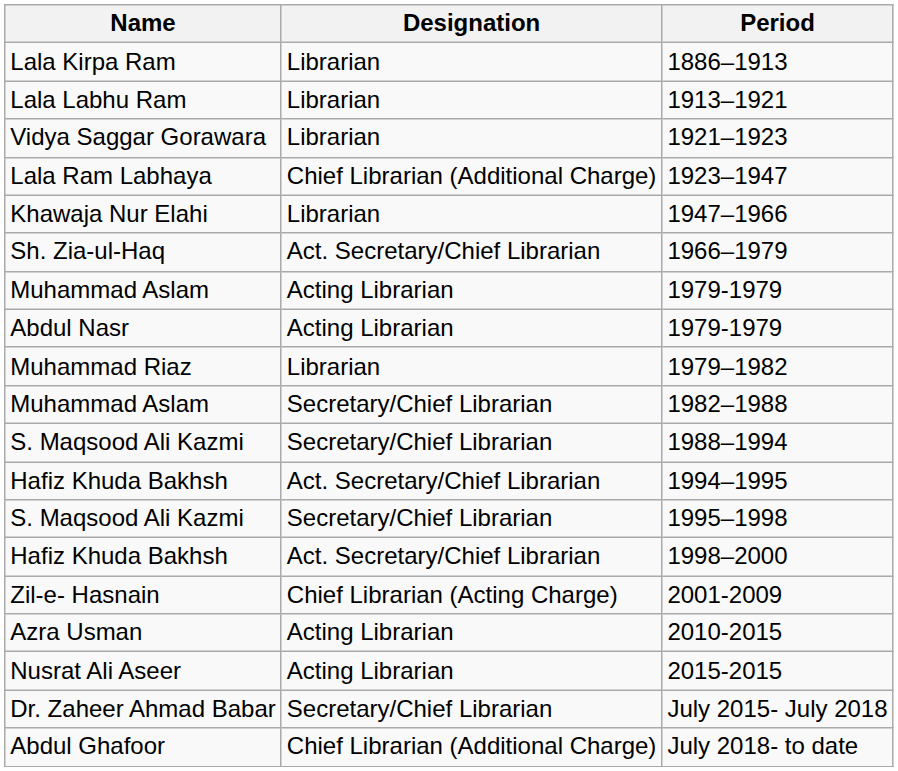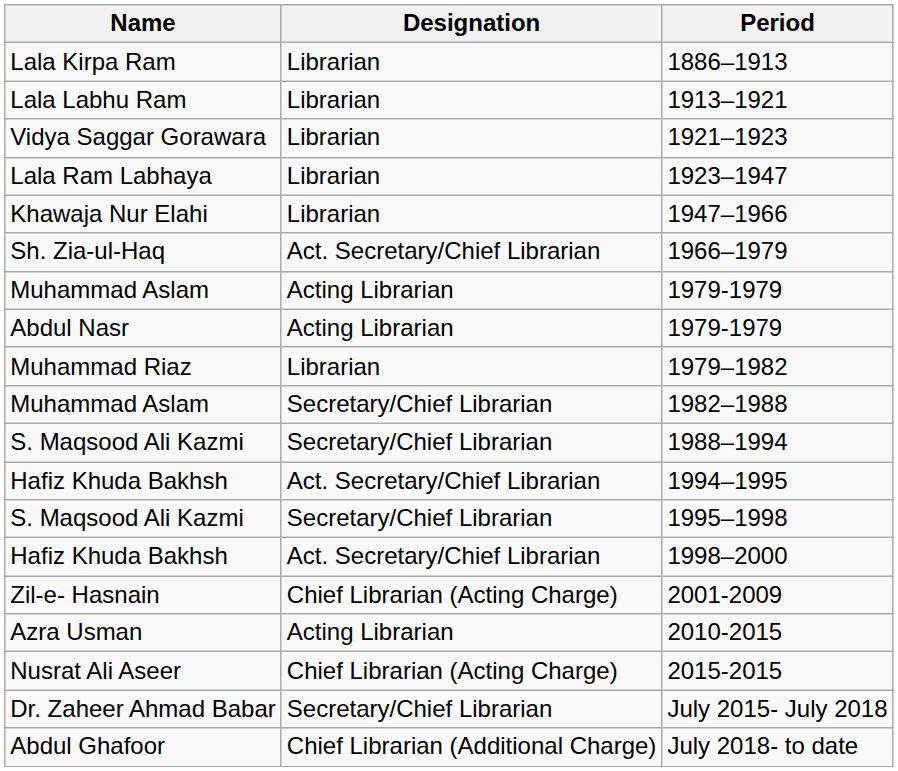(472, 175) Chief Librarian (Additional Charge) -> (334, 175) Librarian
(370, 670) Acting Librarian -> (452, 670) Chief Librarian (Acting Charge)
